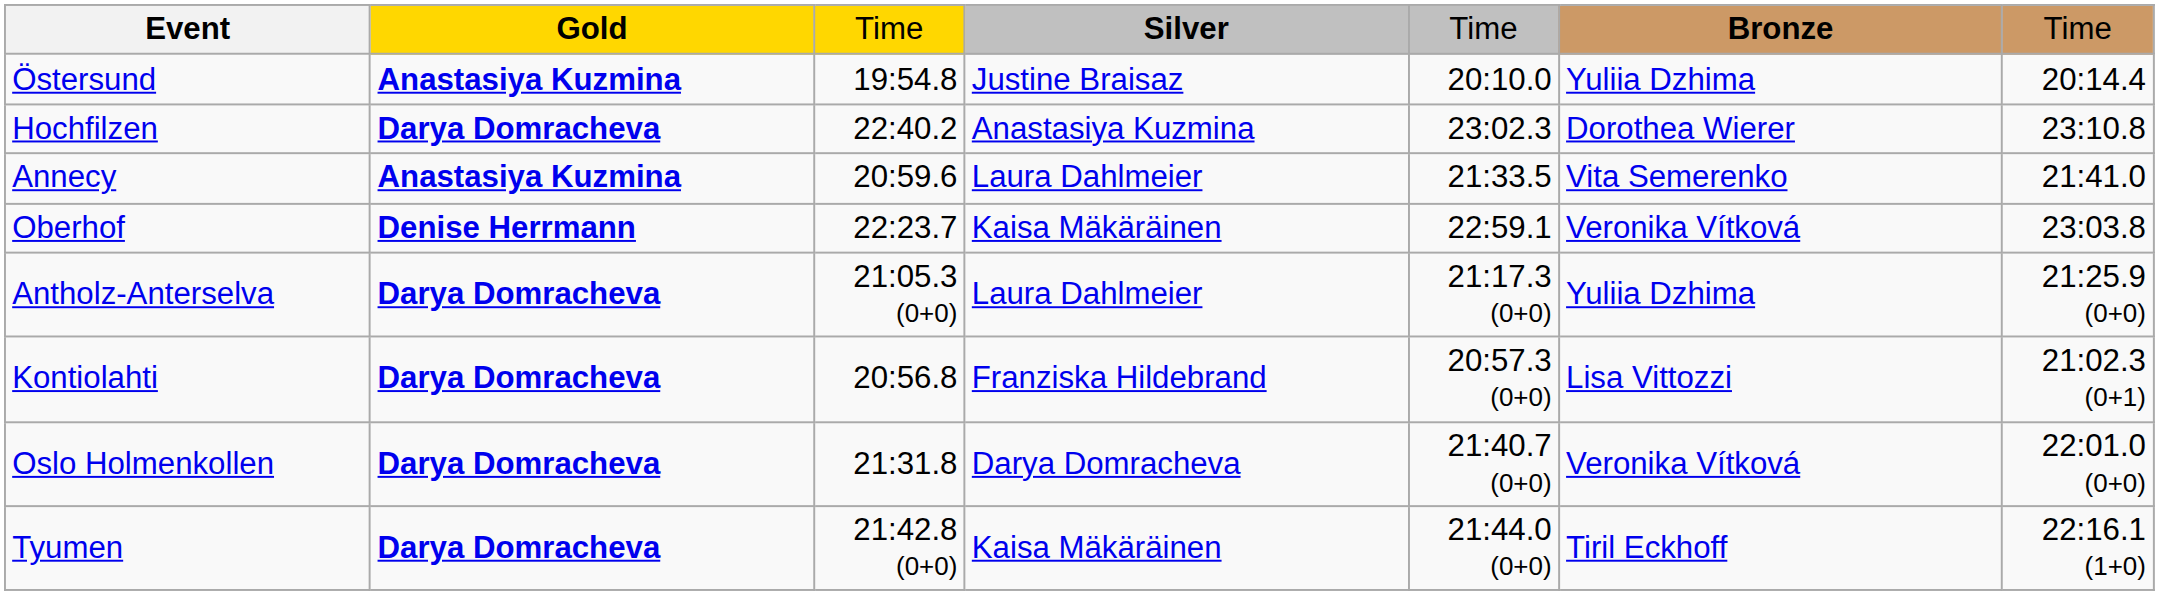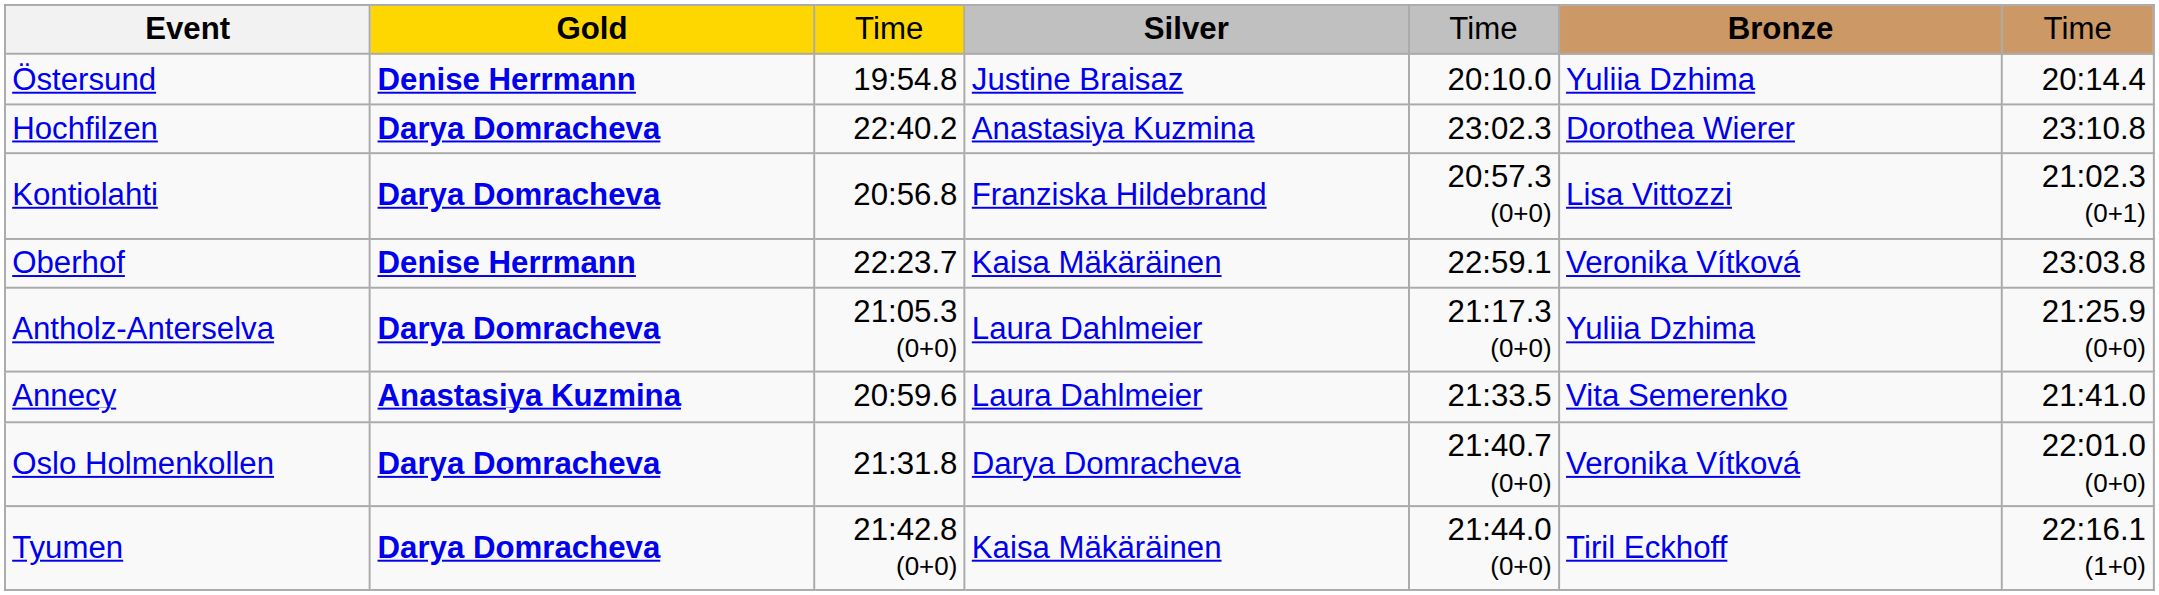(529, 78) Anastasiya Kuzmina -> (507, 78) Denise Herrmann
rows swapped: (64, 177) <-> (85, 378)
